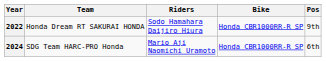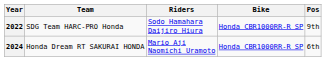(85, 26) Honda Dream RT SAKURAI HONDA -> (75, 26) SDG Team HARC-PRO Honda
(75, 46) SDG Team HARC-PRO Honda -> (85, 46) Honda Dream RT SAKURAI HONDA
